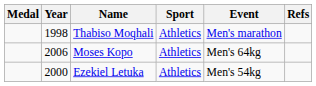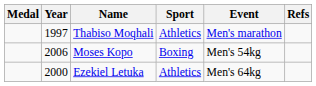(56, 33) 1998 -> (56, 33) 1997
(180, 52) Athletics -> (176, 52) Boxing
(234, 52) Men's 64kg -> (234, 52) Men's 54kg
(234, 72) Men's 54kg -> (234, 72) Men's 64kg
